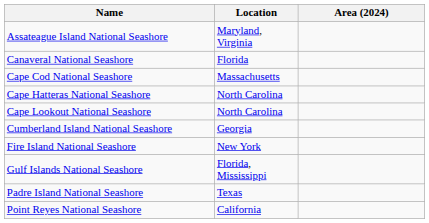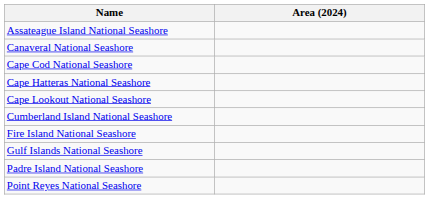- column: (256, 13)
